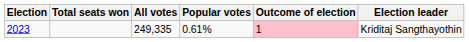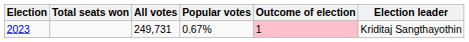(153, 29) 249,335 -> (153, 29) 249,731
(197, 29) 0.61% -> (197, 29) 0.67%
